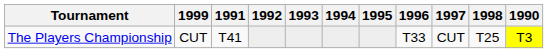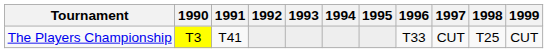columns swapped: (524, 15) <-> (193, 15)
